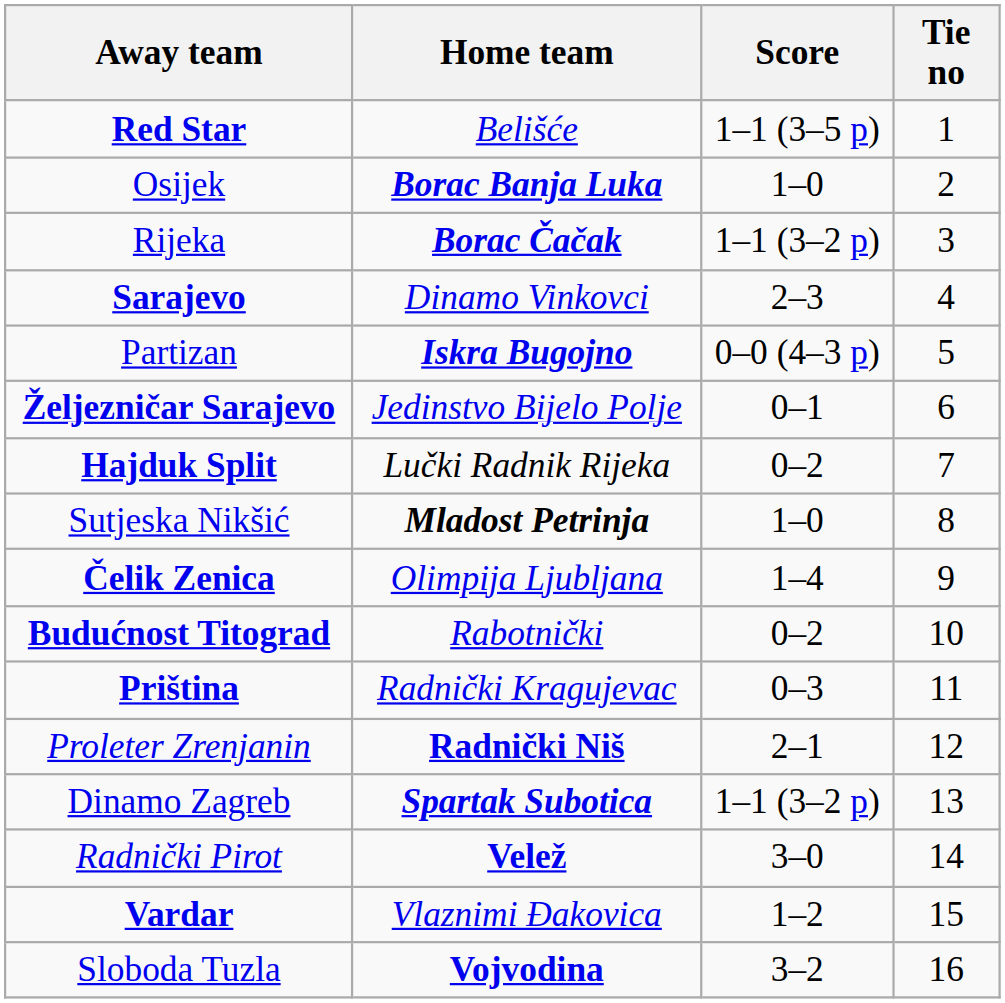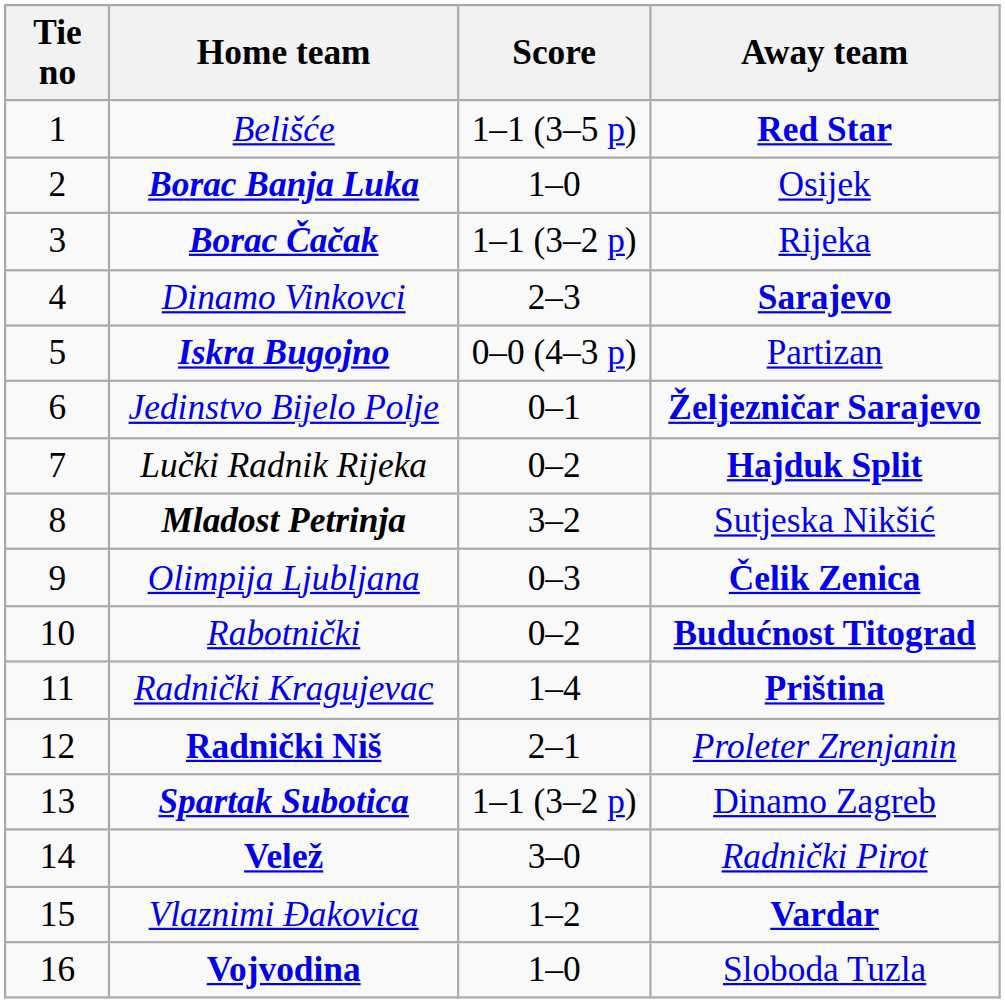columns swapped: (946, 52) <-> (179, 52)
(797, 520) 1–0 -> (554, 520) 3–2
(797, 577) 1–4 -> (554, 577) 0–3
(797, 689) 0–3 -> (554, 689) 1–4
(797, 969) 3–2 -> (554, 969) 1–0
